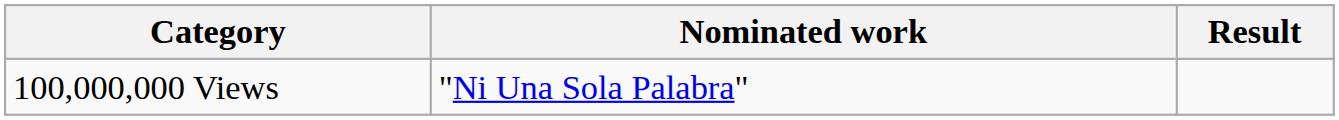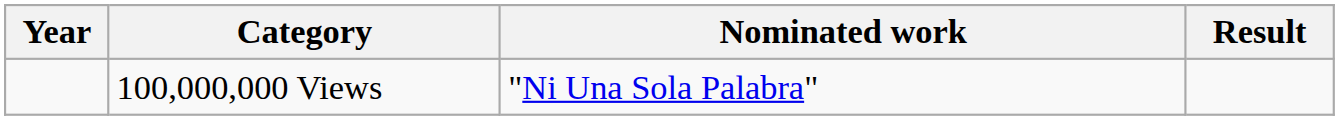+ column: (57, 31)
